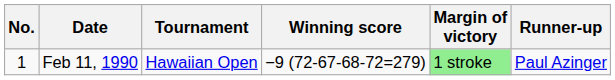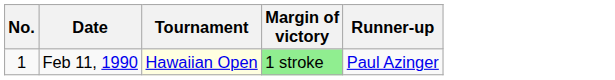- column: (346, 27)
(202, 62) no background -> (202, 62) lightyellow background
